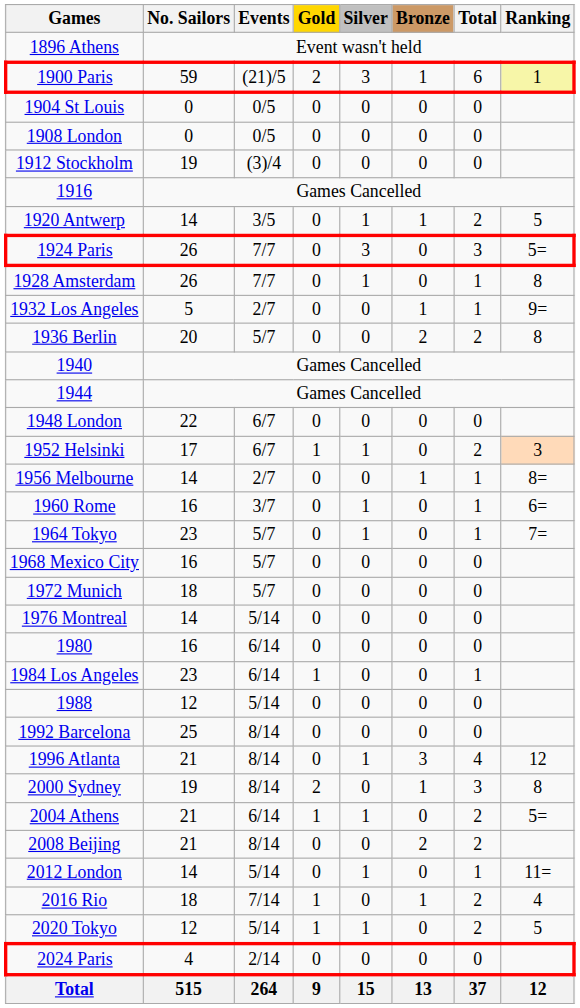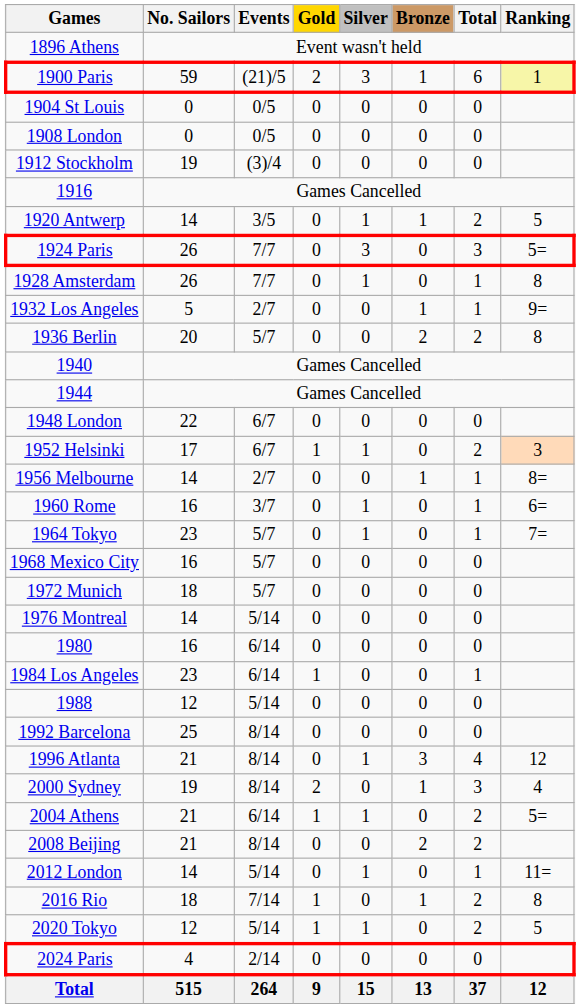(538, 787) 8 -> (538, 787) 4
(538, 900) 4 -> (538, 900) 8
